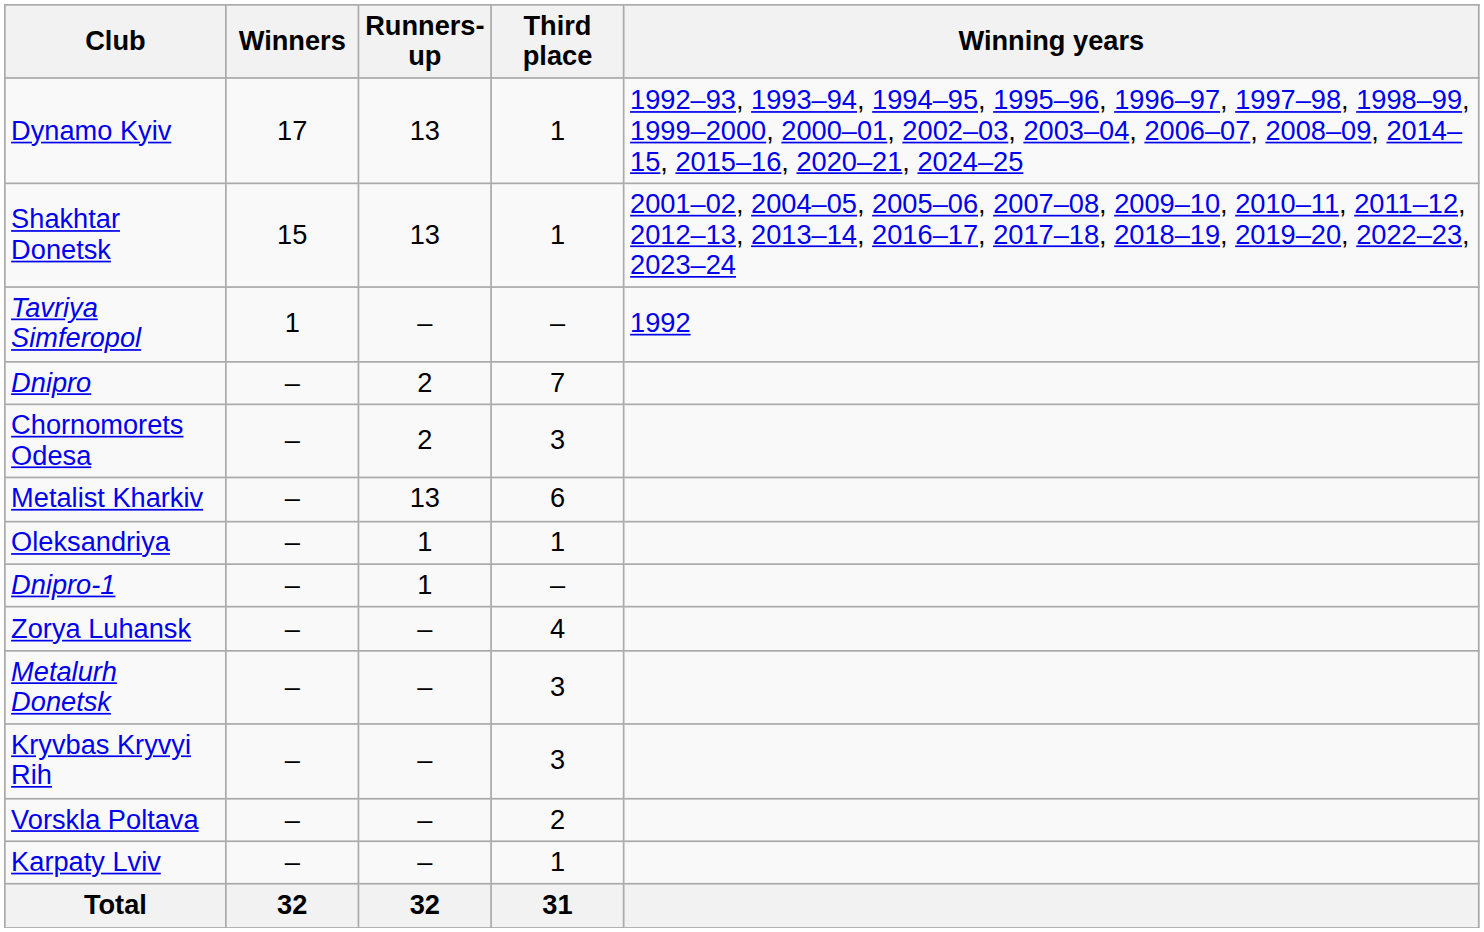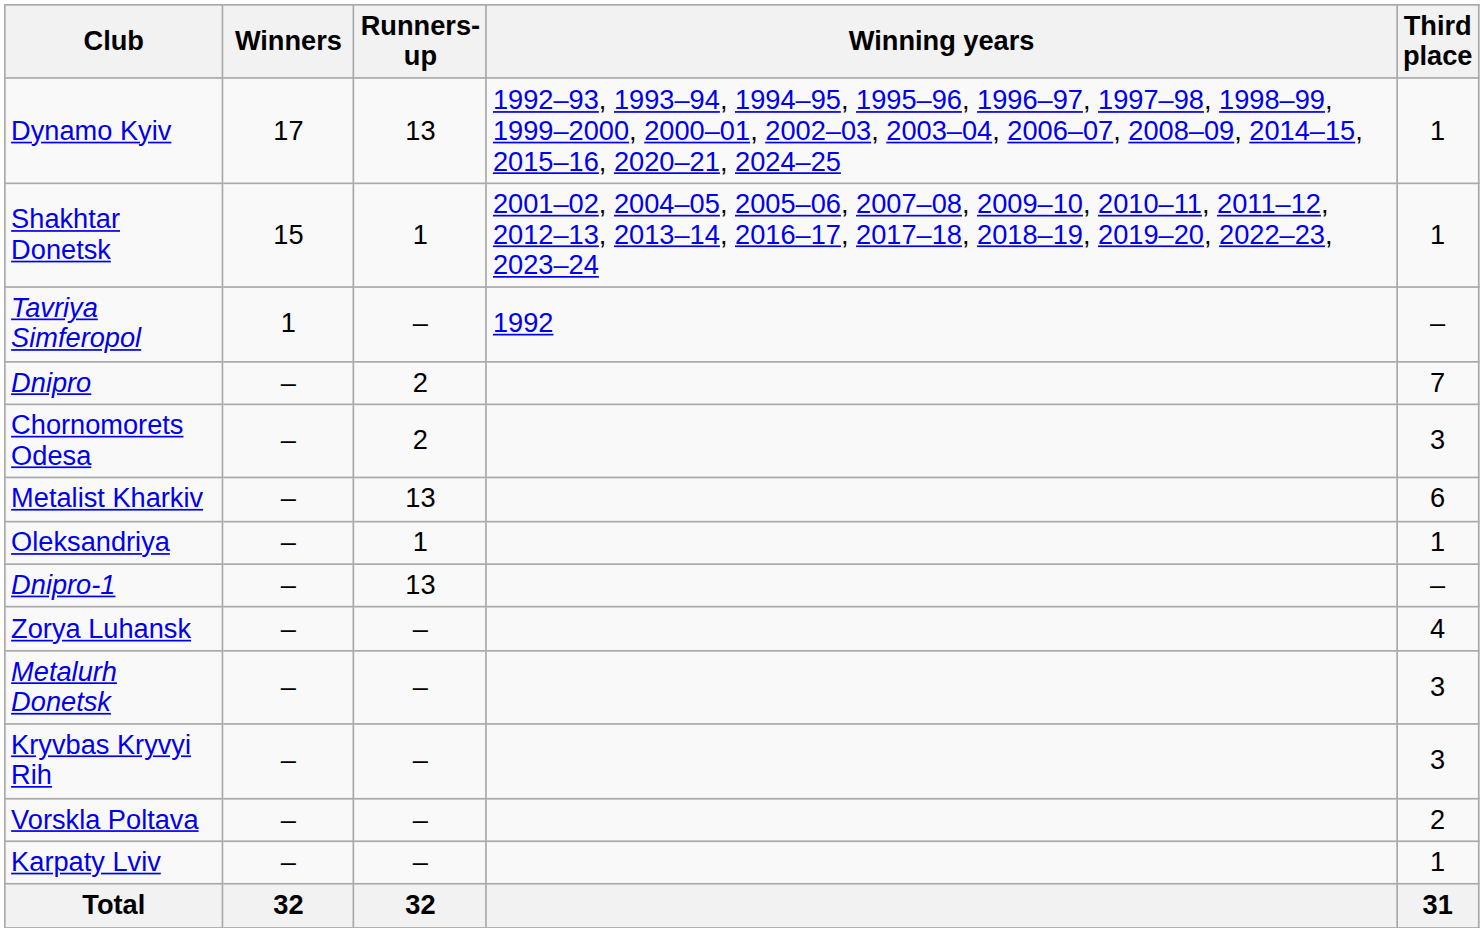columns swapped: (557, 41) <-> (1051, 41)
(425, 234) 13 -> (420, 234) 1
(425, 585) 1 -> (420, 585) 13
